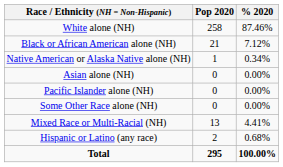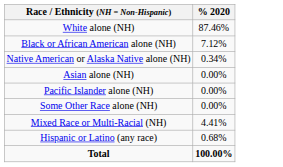- column: (215, 12)
